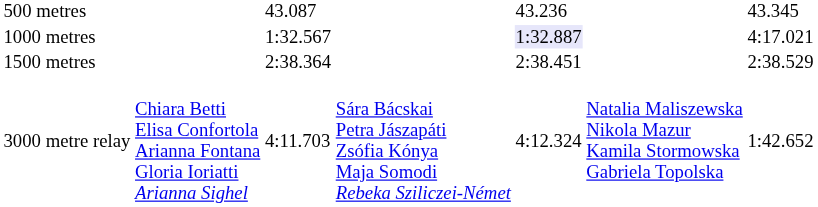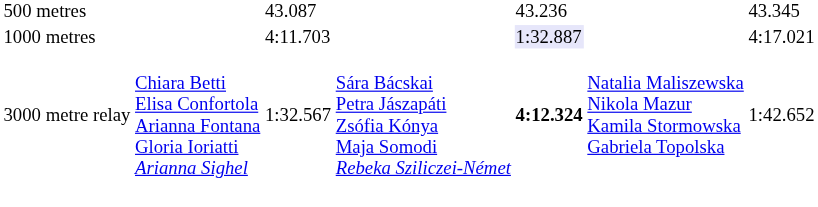(298, 36) 1:32.567 -> (298, 36) 4:11.703
- row: (50, 62)
(298, 140) 4:11.703 -> (298, 115) 1:32.567
(549, 140) normal -> (549, 115) bold
